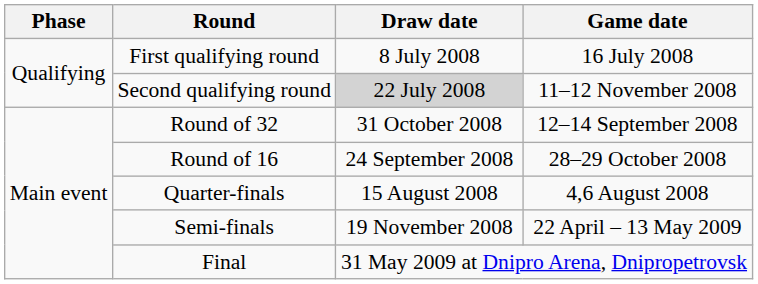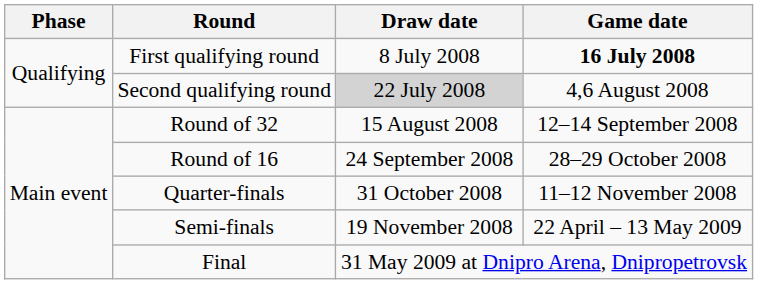(637, 55) normal -> (637, 55) bold
(637, 90) 11–12 November 2008 -> (637, 90) 4,6 August 2008
(429, 124) 31 October 2008 -> (429, 124) 15 August 2008
(429, 192) 15 August 2008 -> (429, 192) 31 October 2008
(637, 192) 4,6 August 2008 -> (637, 192) 11–12 November 2008
